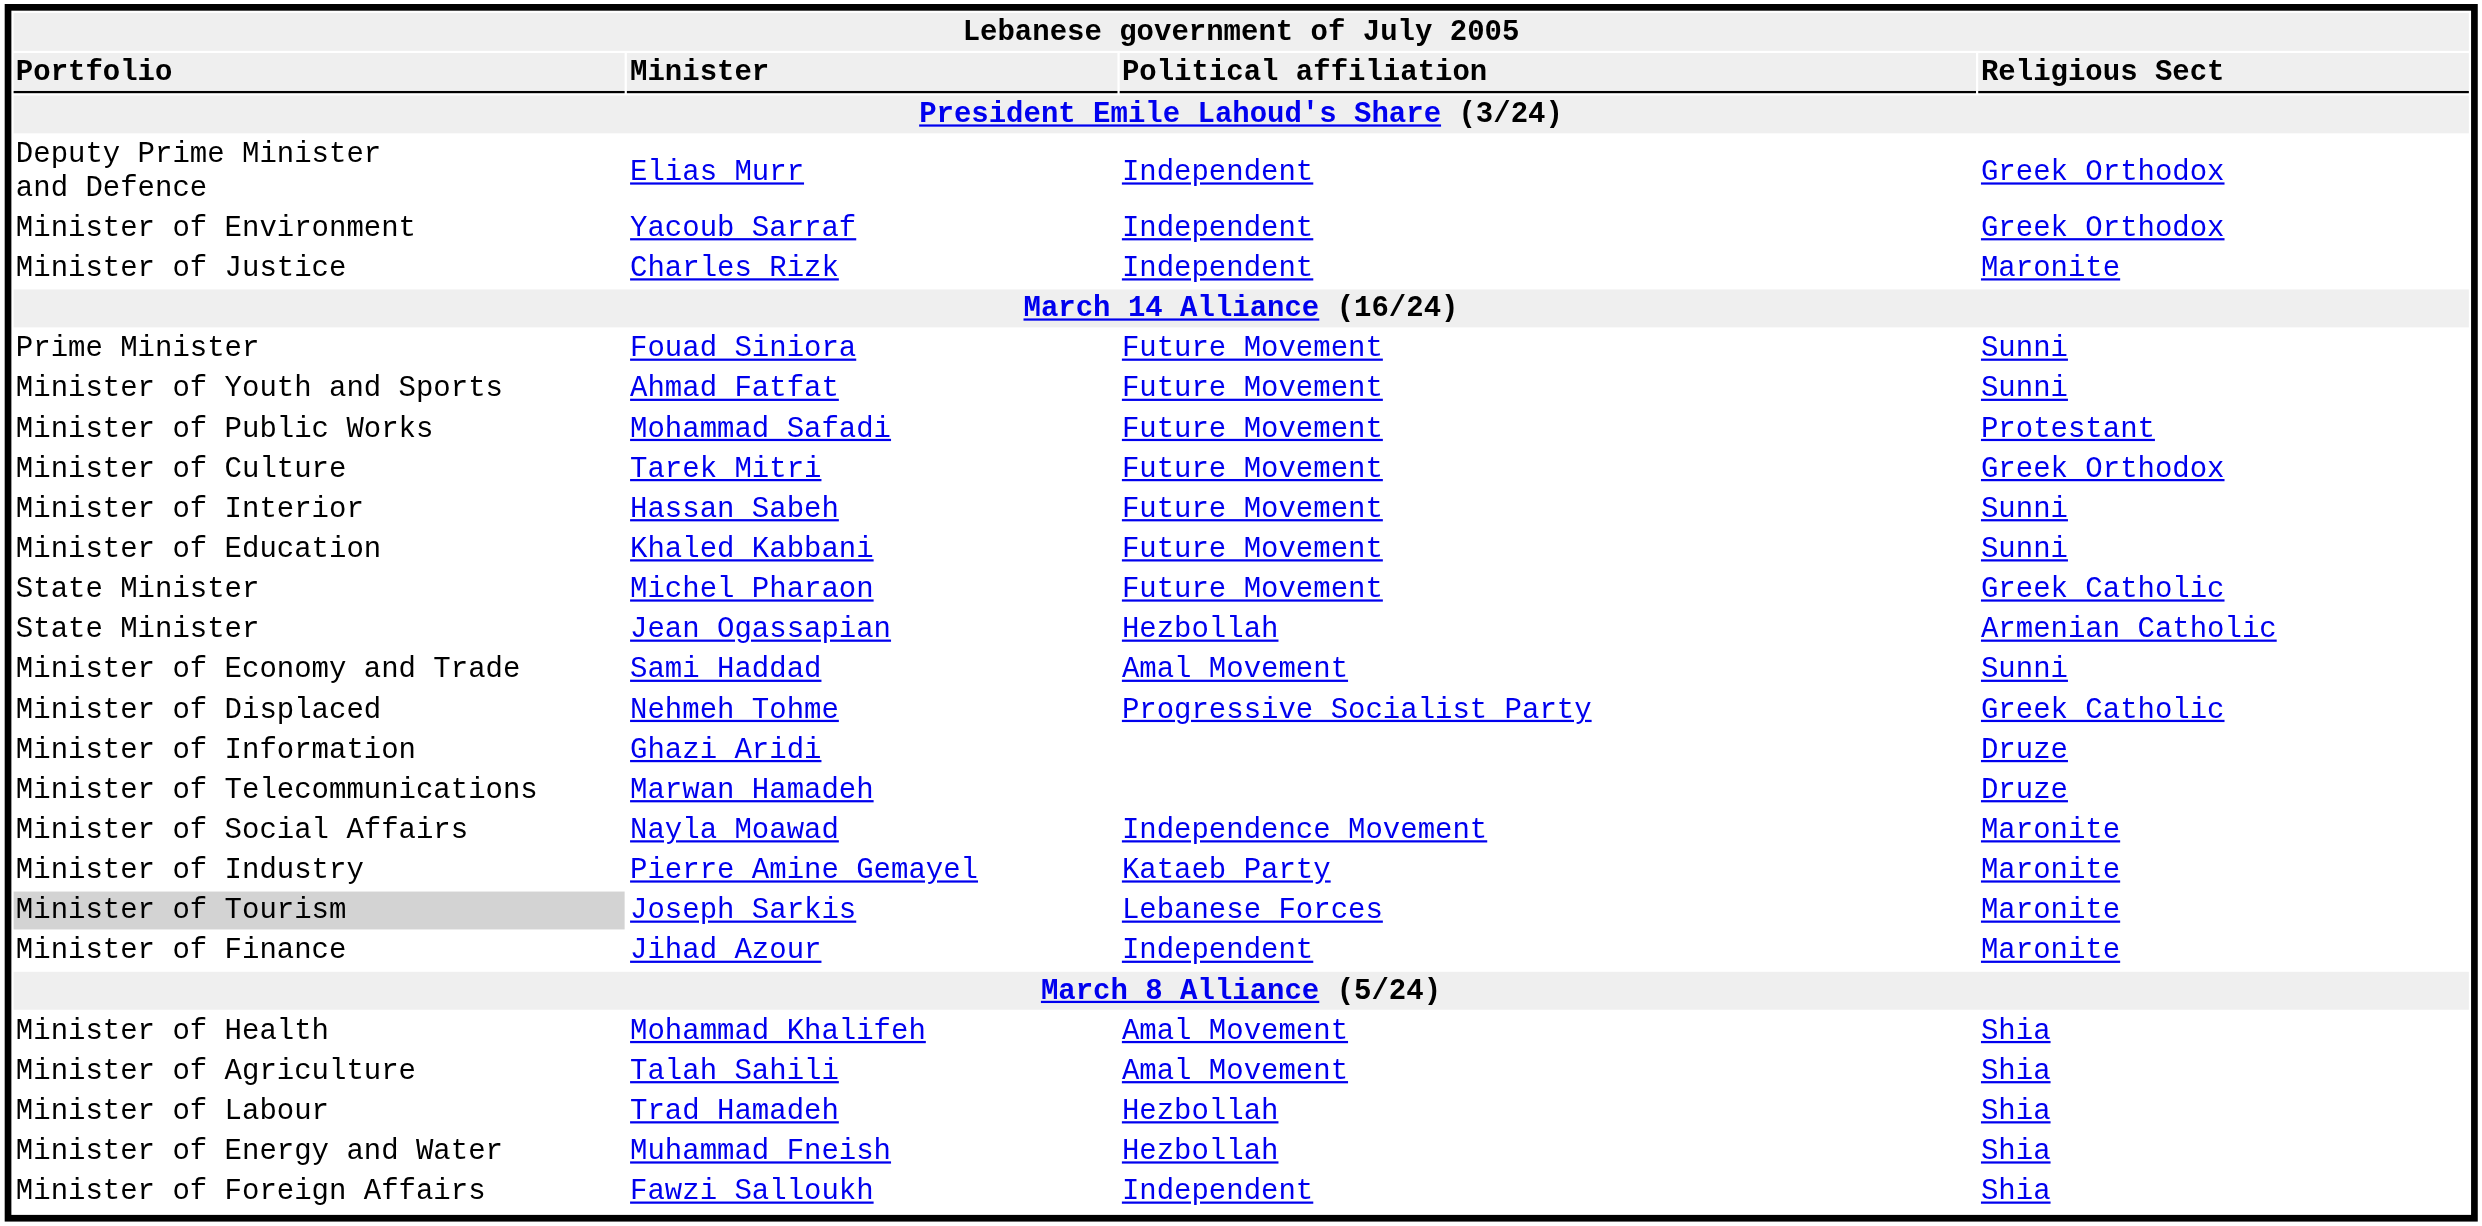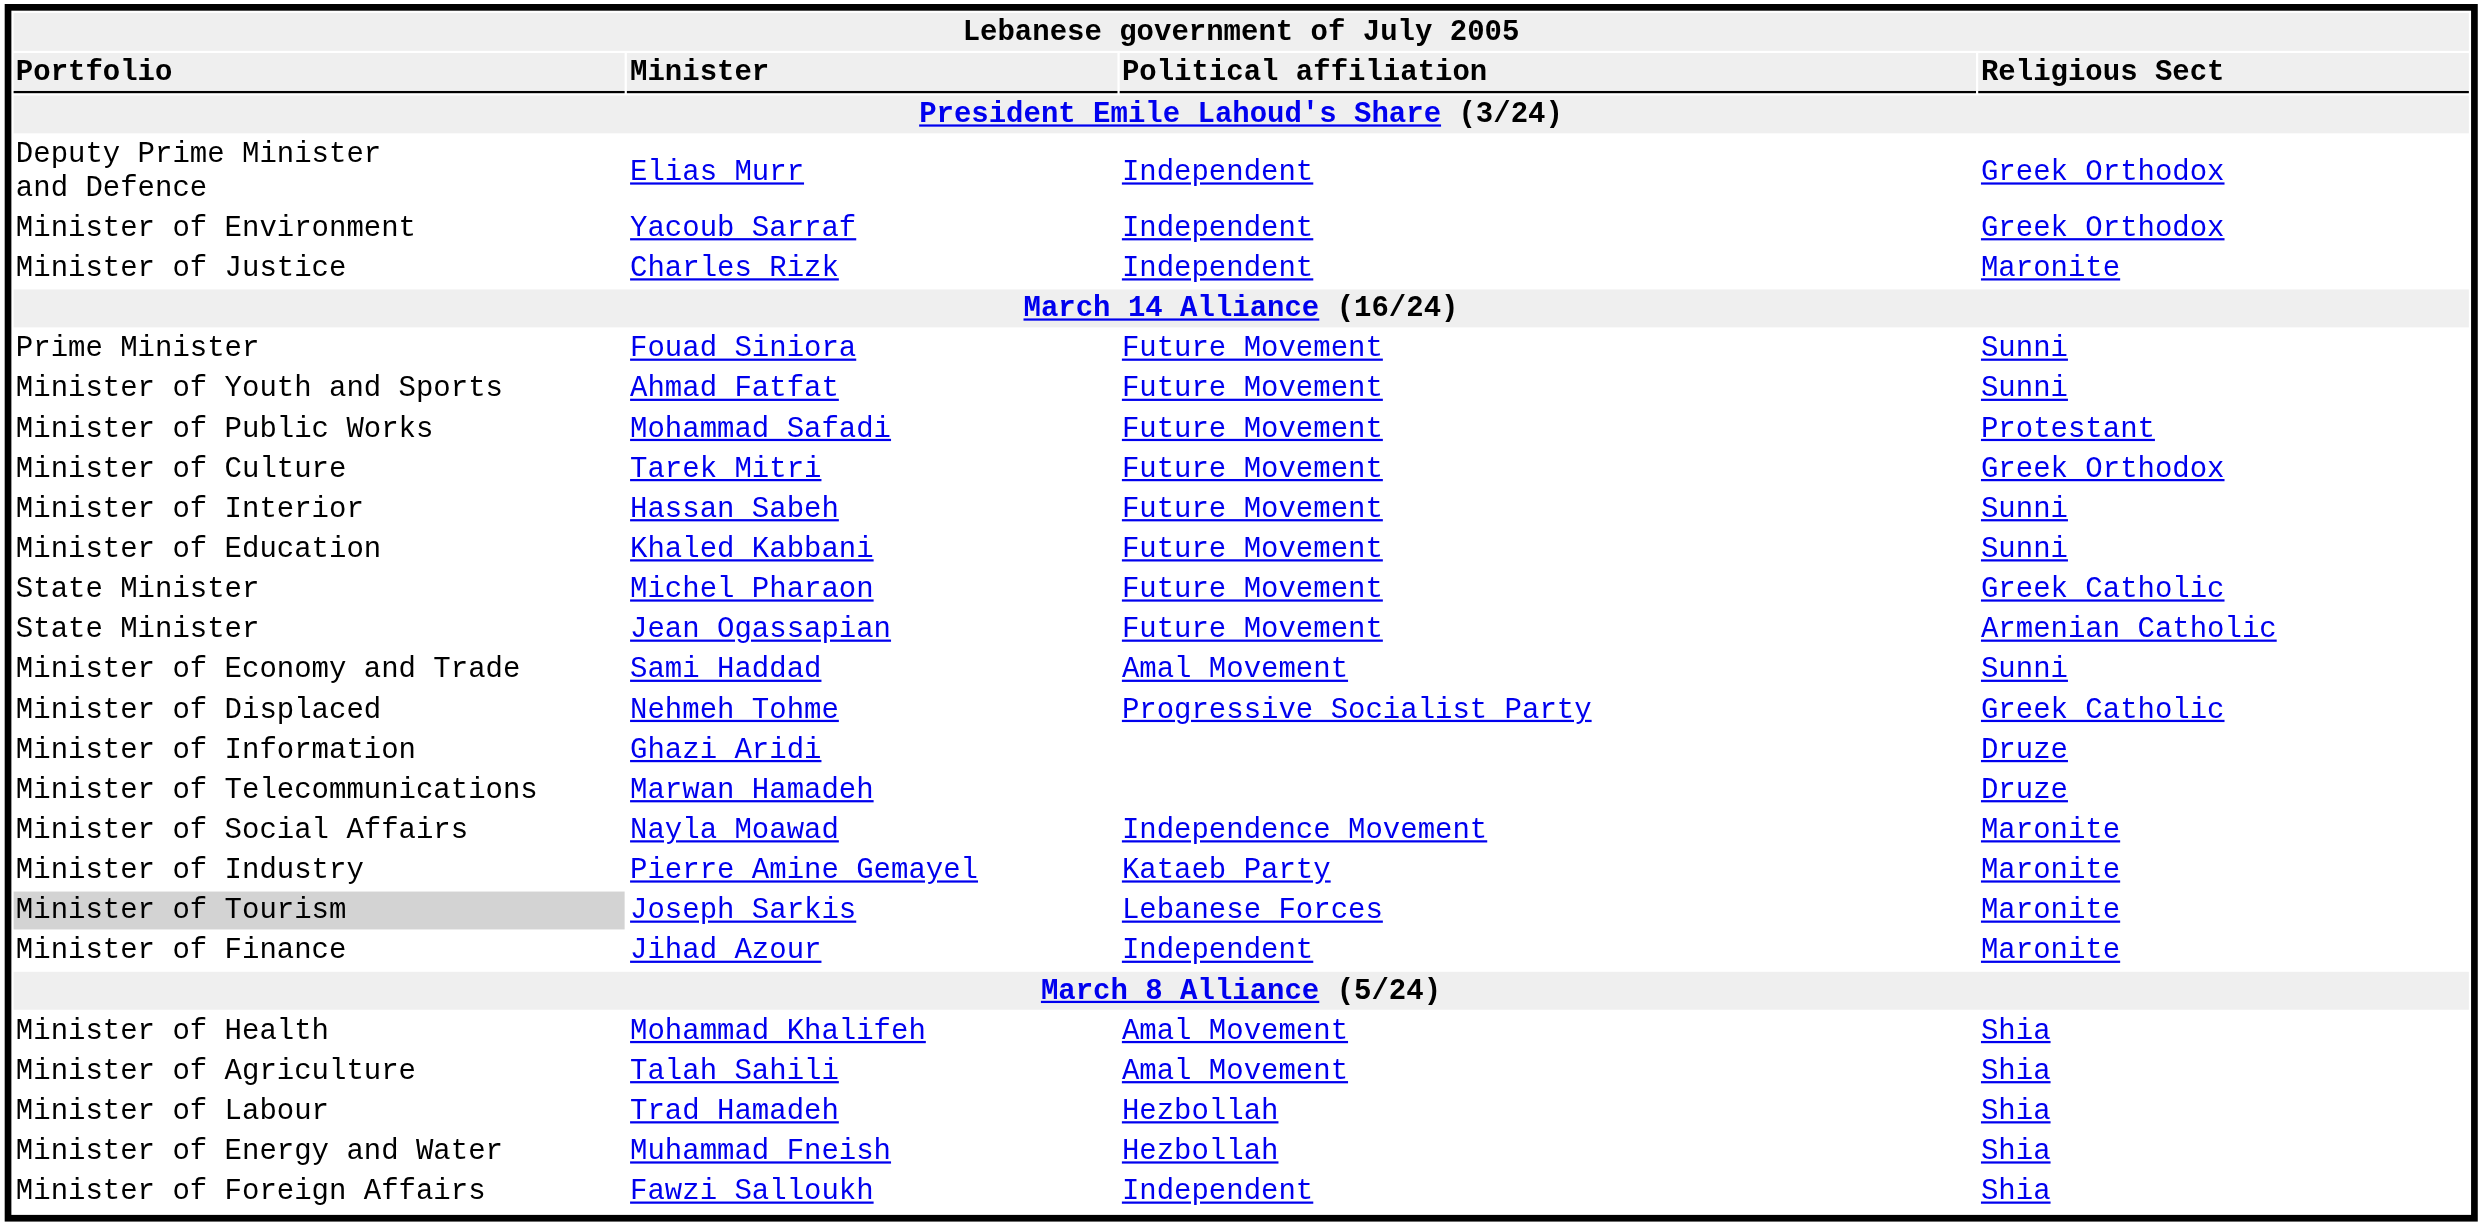(1200, 630) Hezbollah -> (1252, 630) Future Movement
